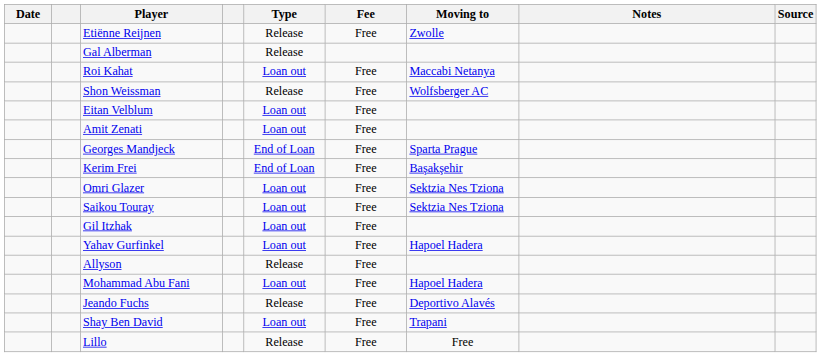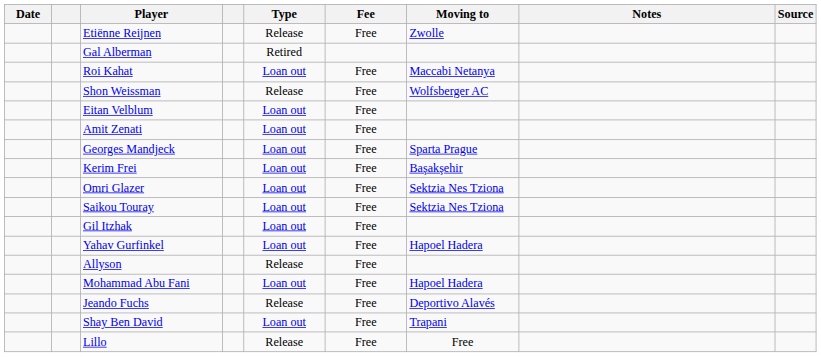(284, 52) Release -> (284, 52) Retired
(284, 149) End of Loan -> (284, 149) Loan out
(284, 168) End of Loan -> (284, 168) Loan out
